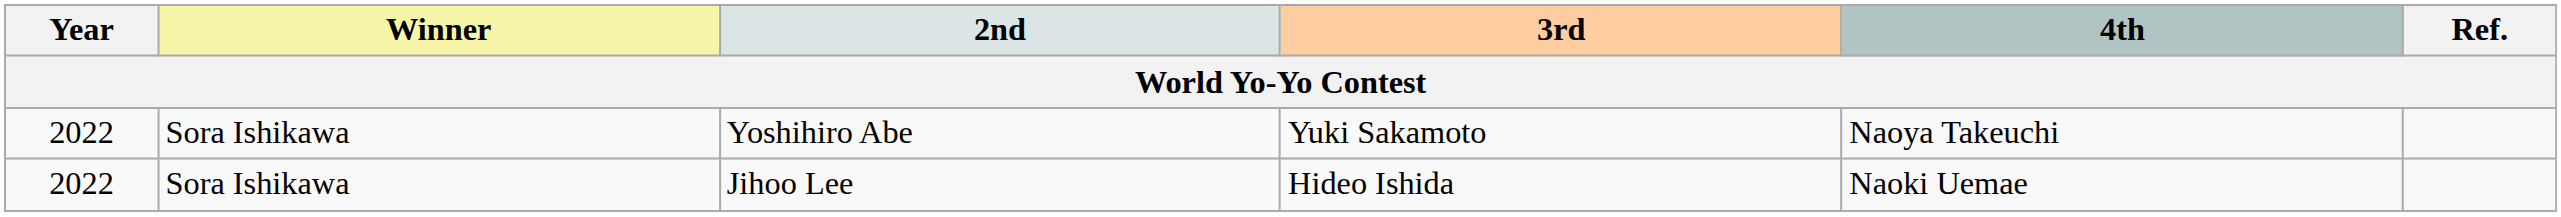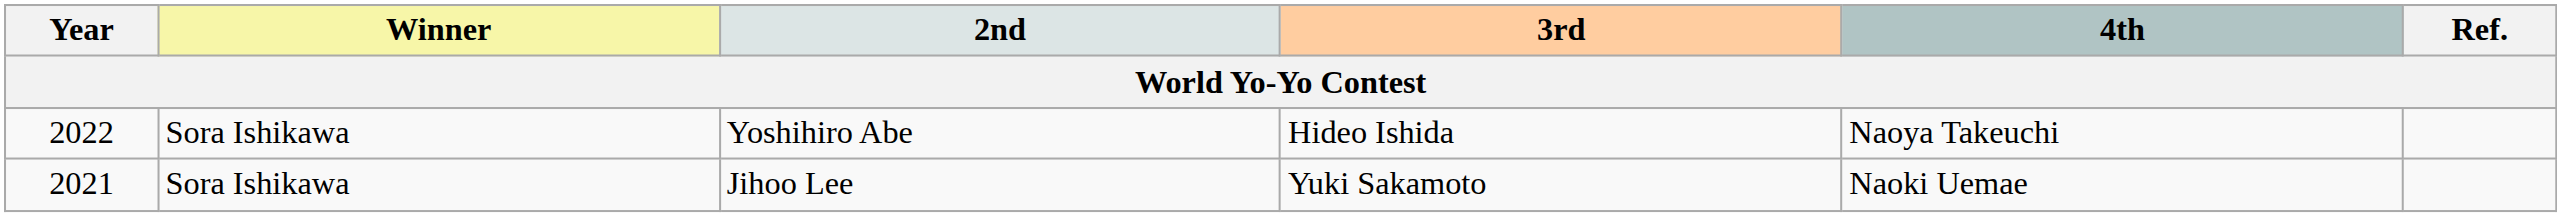(1387, 132) Yuki Sakamoto -> (1371, 132) Hideo Ishida
(82, 183) 2022 -> (82, 183) 2021
(1371, 183) Hideo Ishida -> (1387, 183) Yuki Sakamoto
